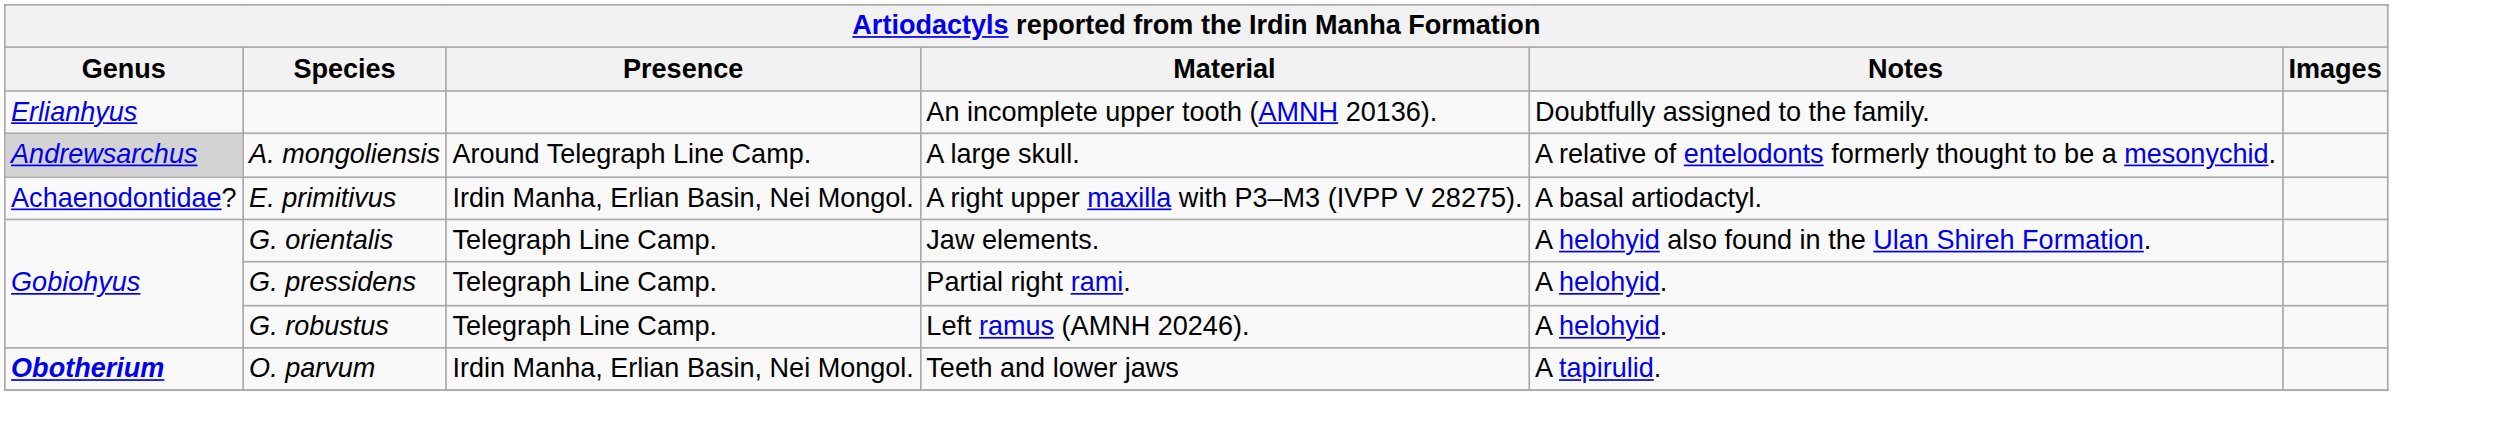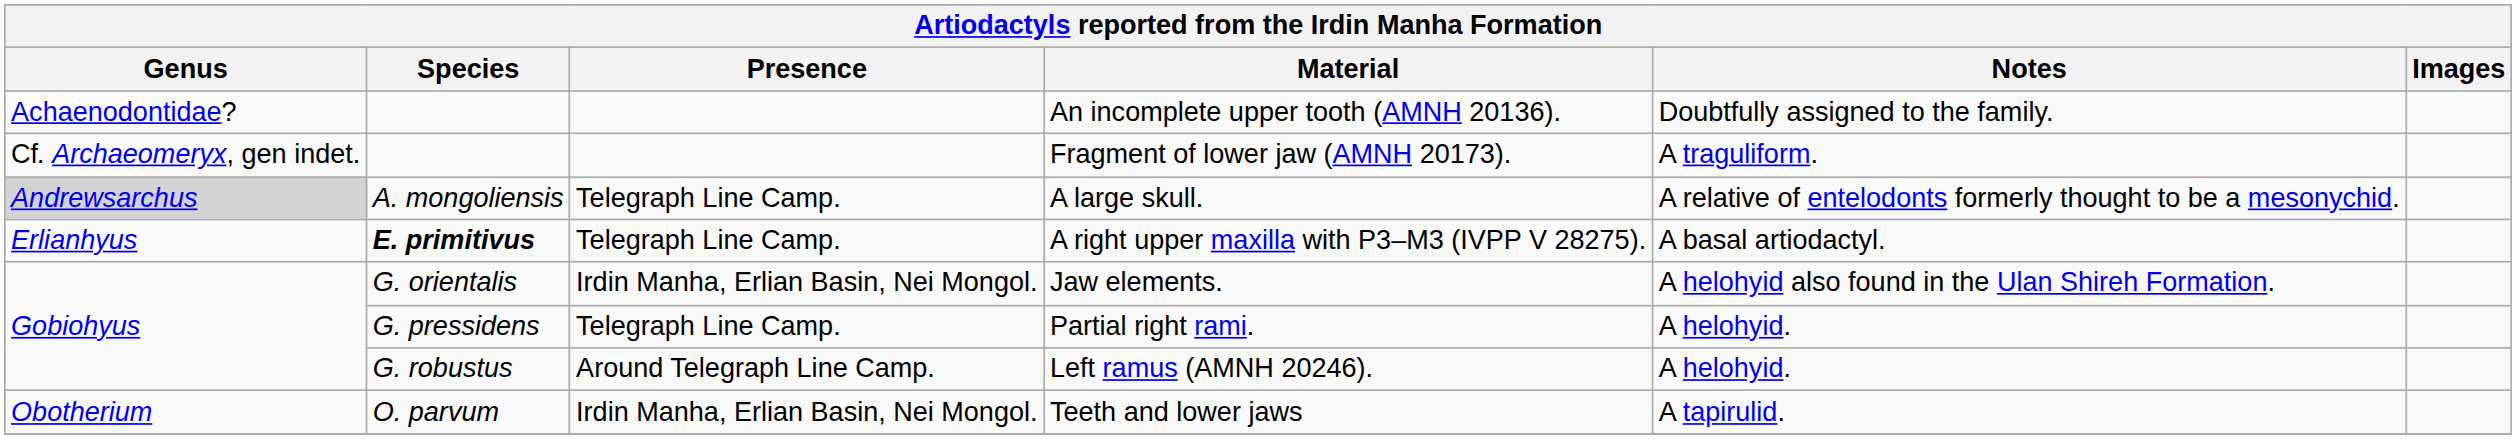(74, 111) Erlianhyus -> (124, 111) Achaenodontidae?
+ row: (1281, 154)
(632, 154) Around Telegraph Line Camp. -> (708, 197) Telegraph Line Camp.
(124, 197) Achaenodontidae? -> (74, 240) Erlianhyus
(323, 197) normal -> (454, 240) bold
(683, 197) Irdin Manha, Erlian Basin, Nei Mongol. -> (708, 240) Telegraph Line Camp.
(585, 240) Telegraph Line Camp. -> (807, 283) Irdin Manha, Erlian Basin, Nei Mongol.
(585, 326) Telegraph Line Camp. -> (755, 369) Around Telegraph Line Camp.
(88, 369) bold -> (82, 411) normal
